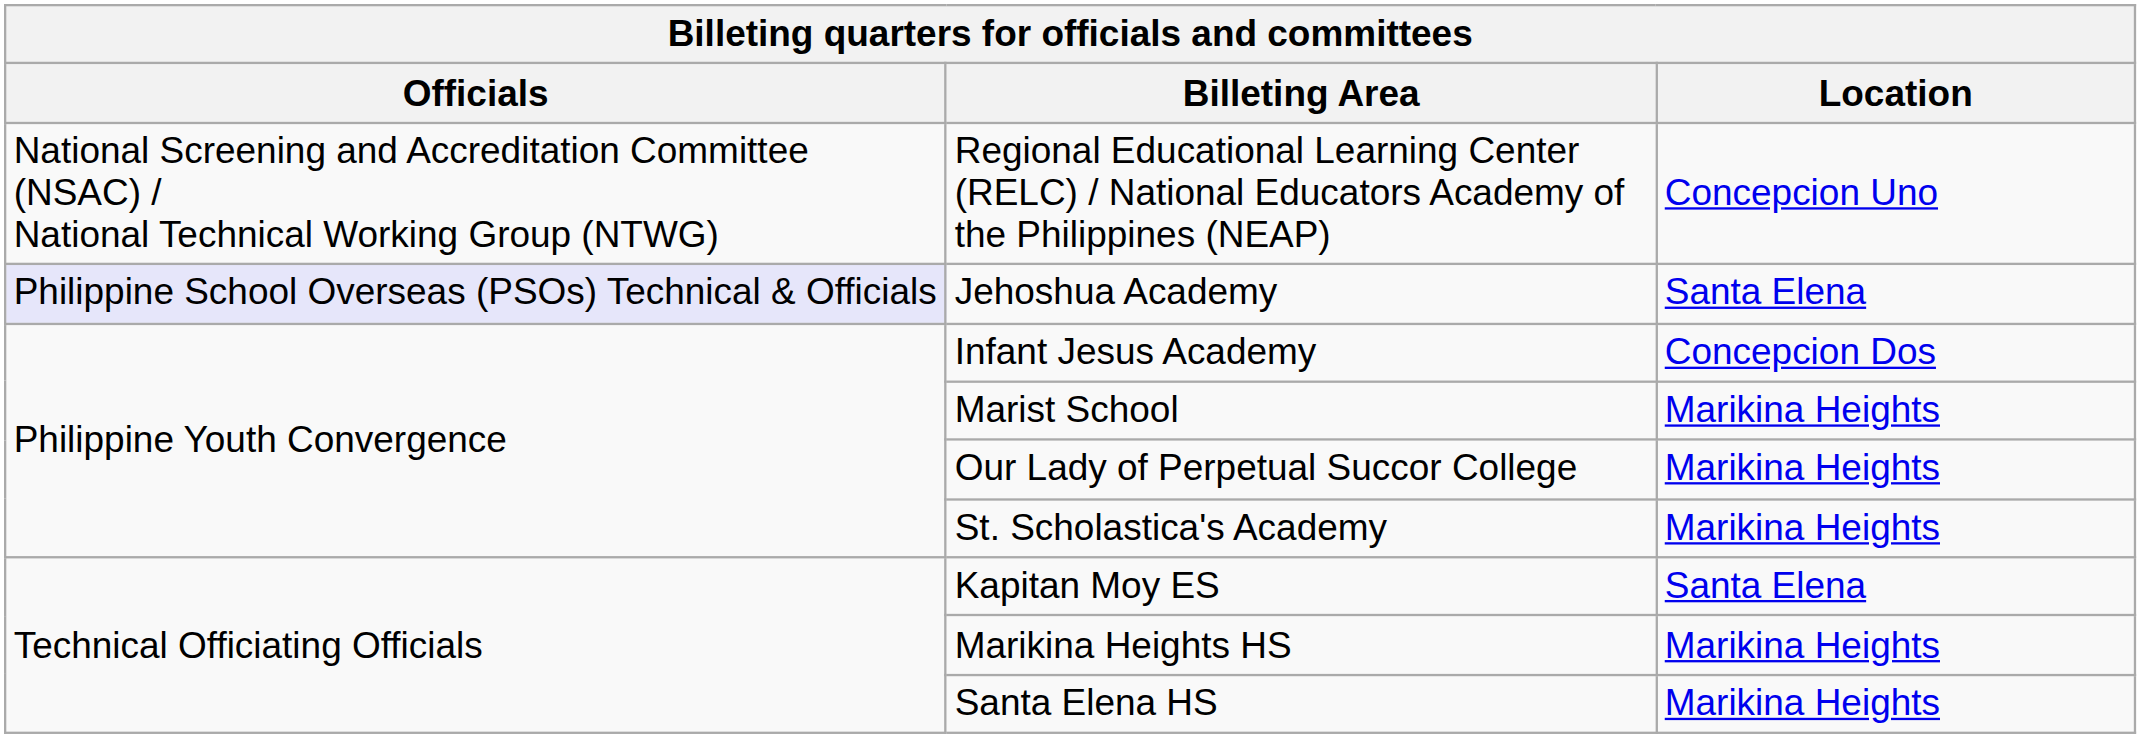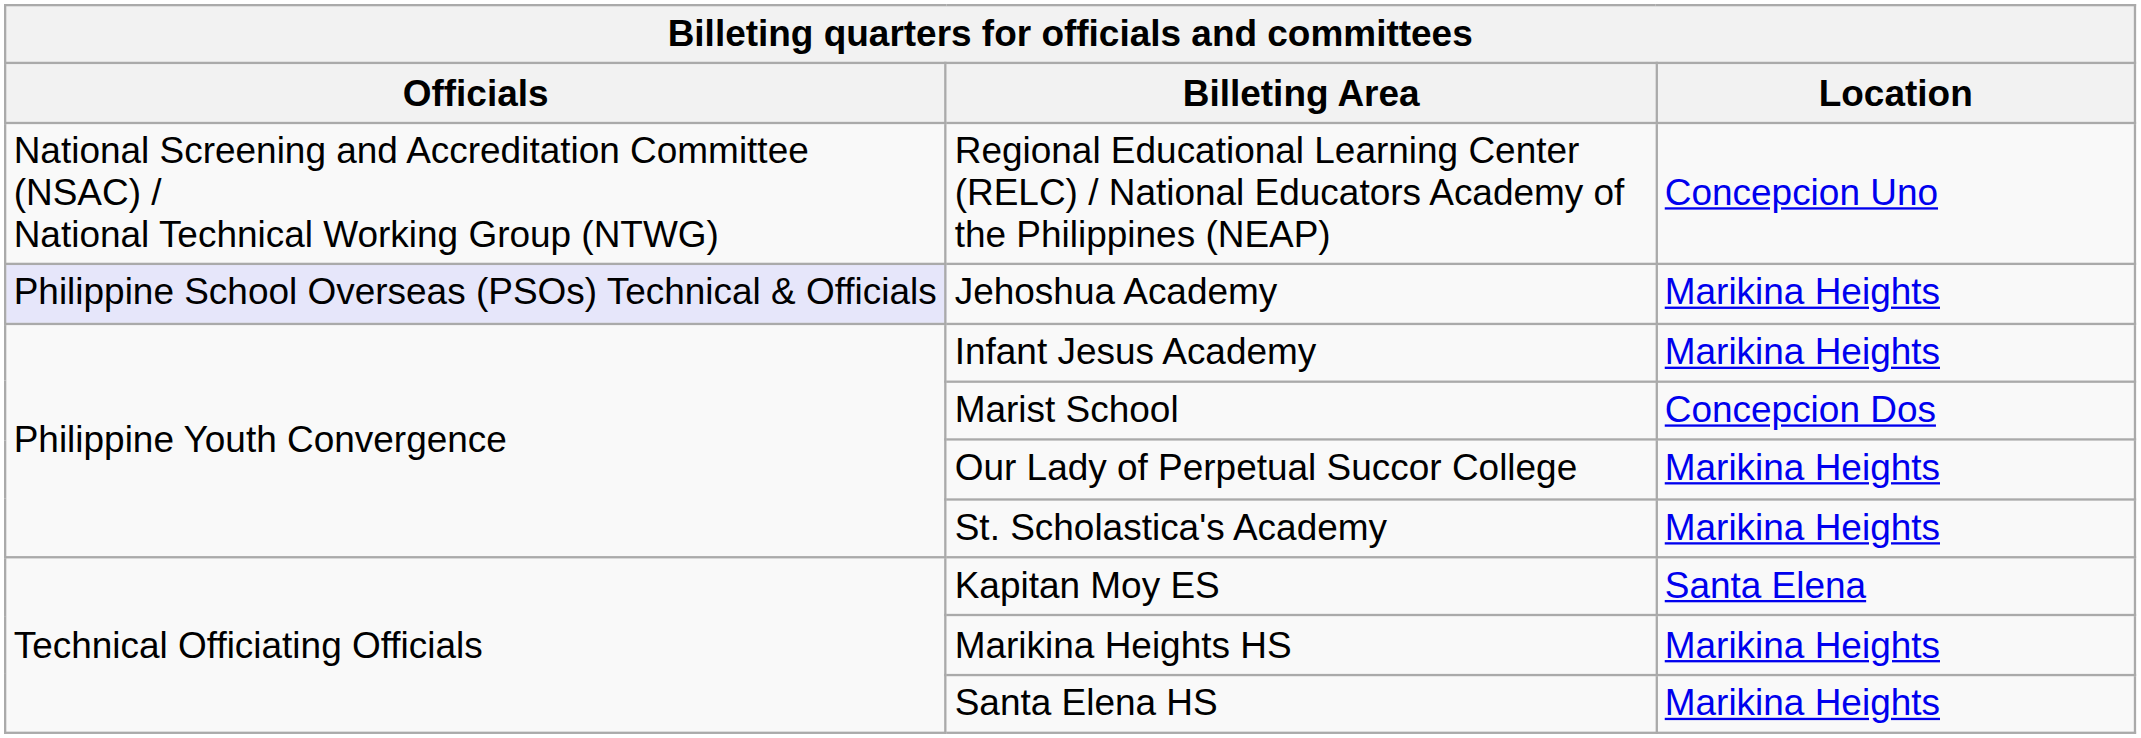(1765, 292) Santa Elena -> (1802, 292) Marikina Heights
(1800, 351) Concepcion Dos -> (1802, 351) Marikina Heights
(1802, 410) Marikina Heights -> (1800, 410) Concepcion Dos
